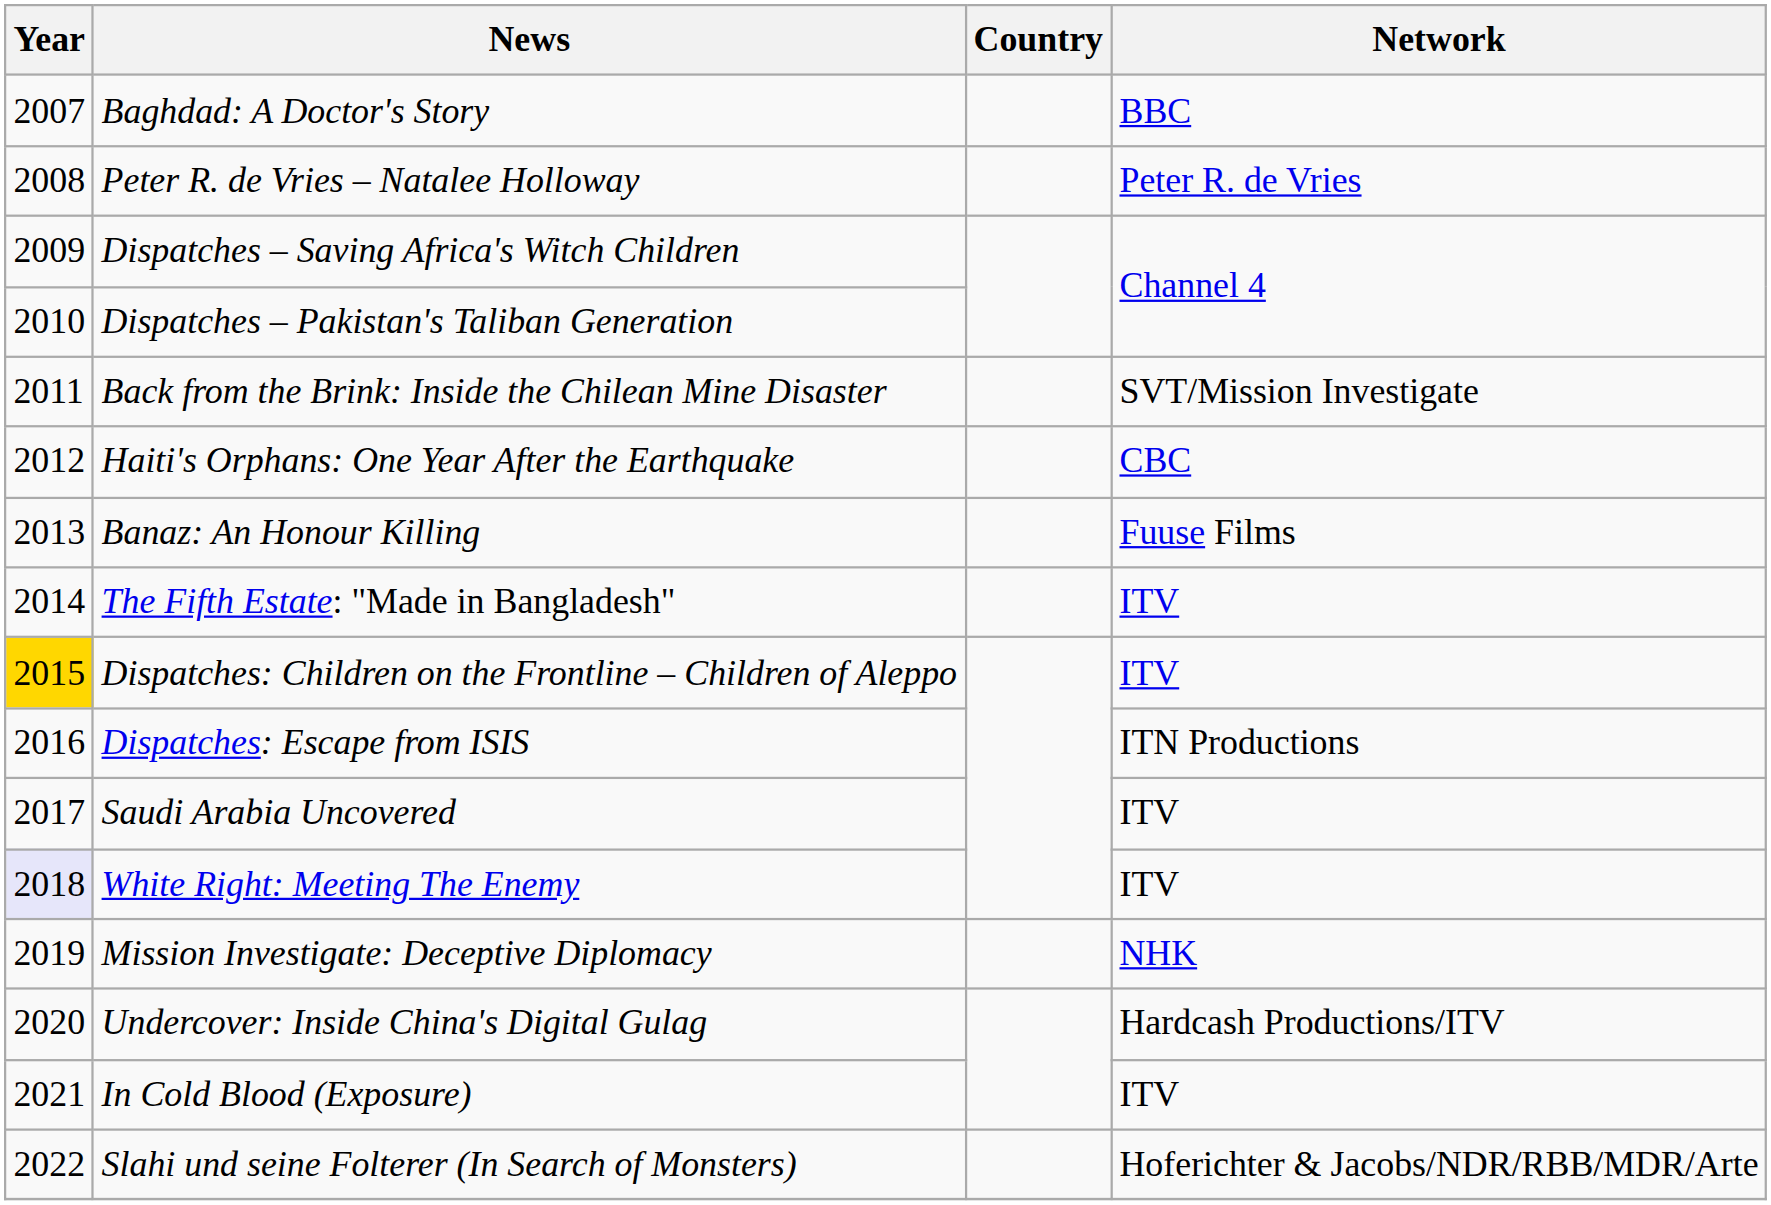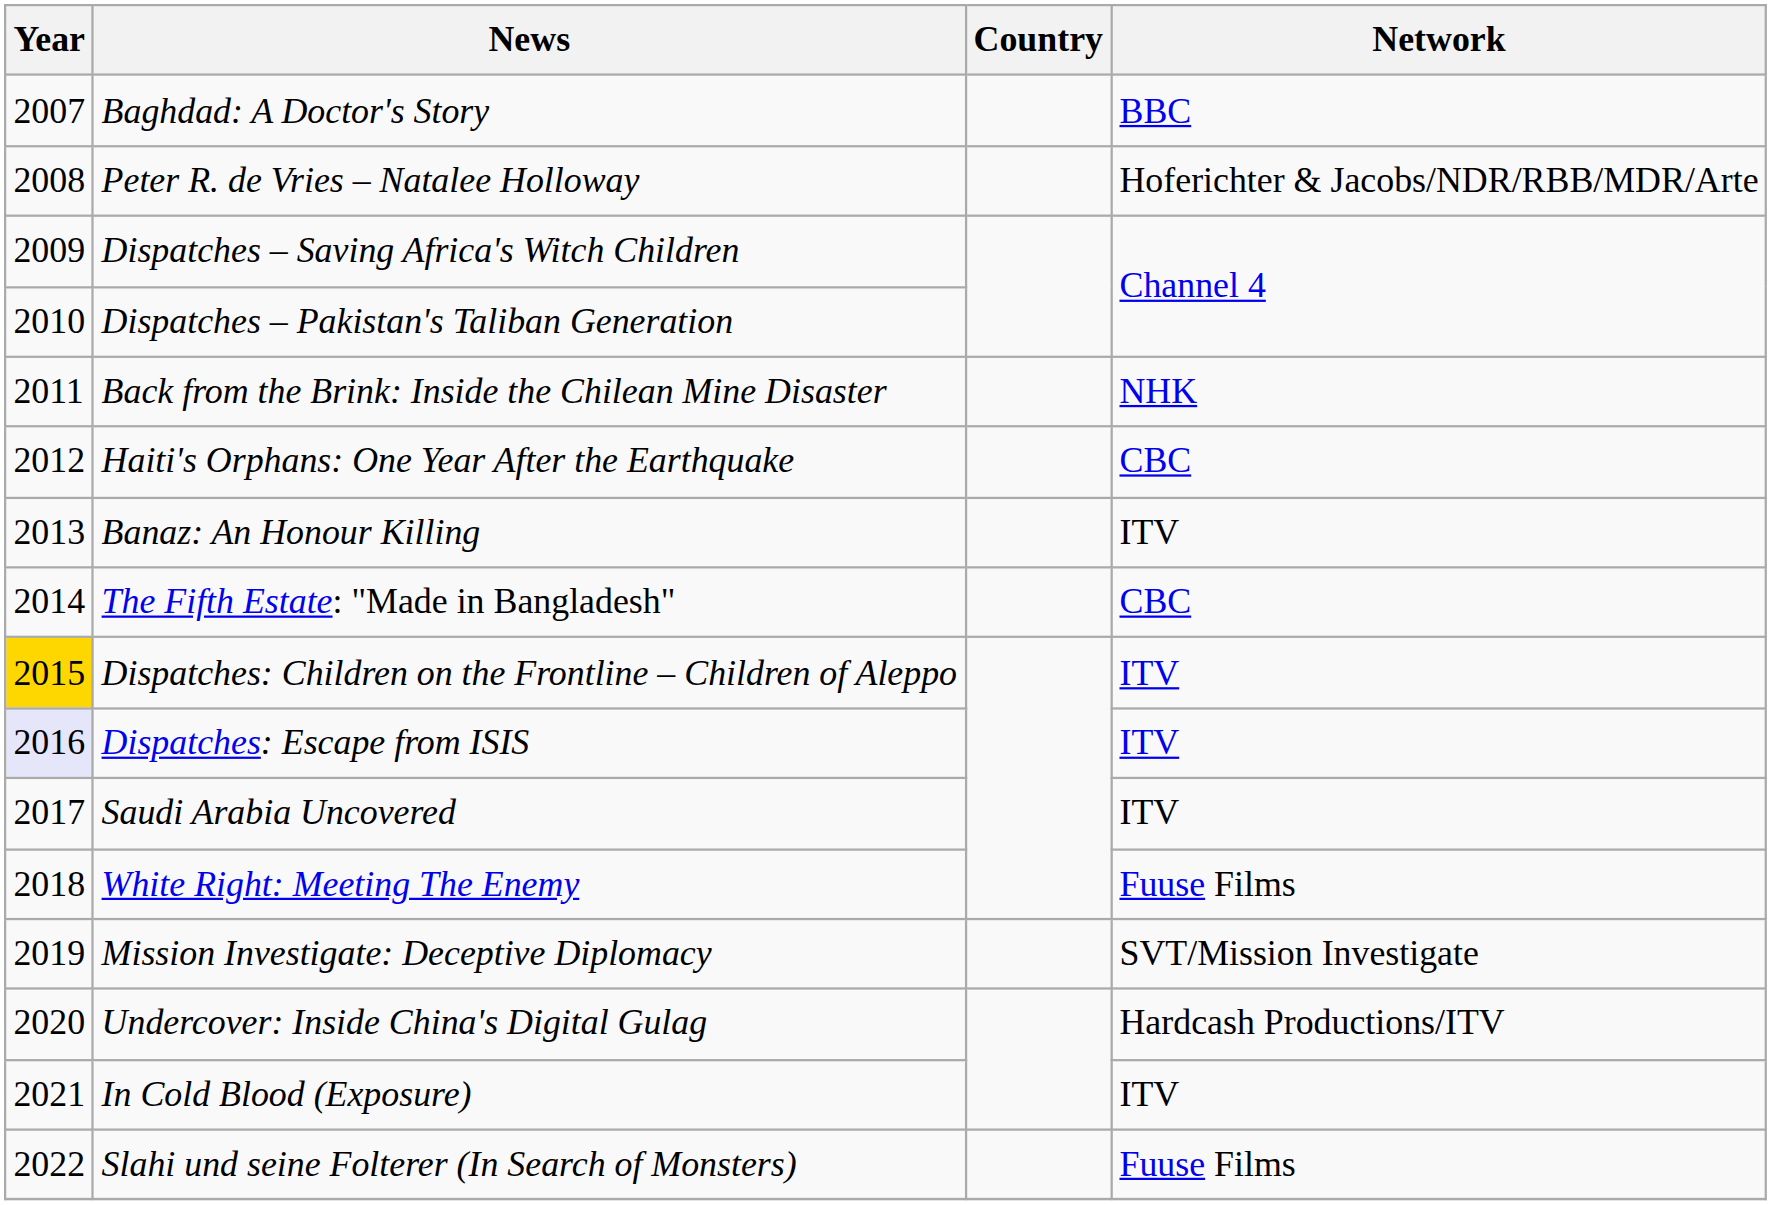(1241, 180) Peter R. de Vries -> (1439, 180) Hoferichter & Jacobs/NDR/RBB/MDR/Arte
(1299, 391) SVT/Mission Investigate -> (1158, 391) NHK
(1208, 531) Fuuse Films -> (1149, 531) ITV
(1149, 601) ITV -> (1155, 601) CBC
(49, 742) no background -> (49, 742) lavender background
(1239, 742) ITN Productions -> (1149, 742) ITV
(49, 882) lavender background -> (49, 882) no background
(1149, 882) ITV -> (1208, 882) Fuuse Films
(1158, 953) NHK -> (1299, 953) SVT/Mission Investigate
(1439, 1164) Hoferichter & Jacobs/NDR/RBB/MDR/Arte -> (1208, 1164) Fuuse Films
